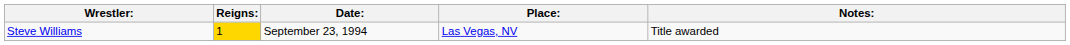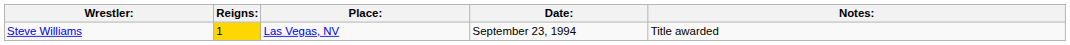columns swapped: (350, 13) <-> (544, 13)
